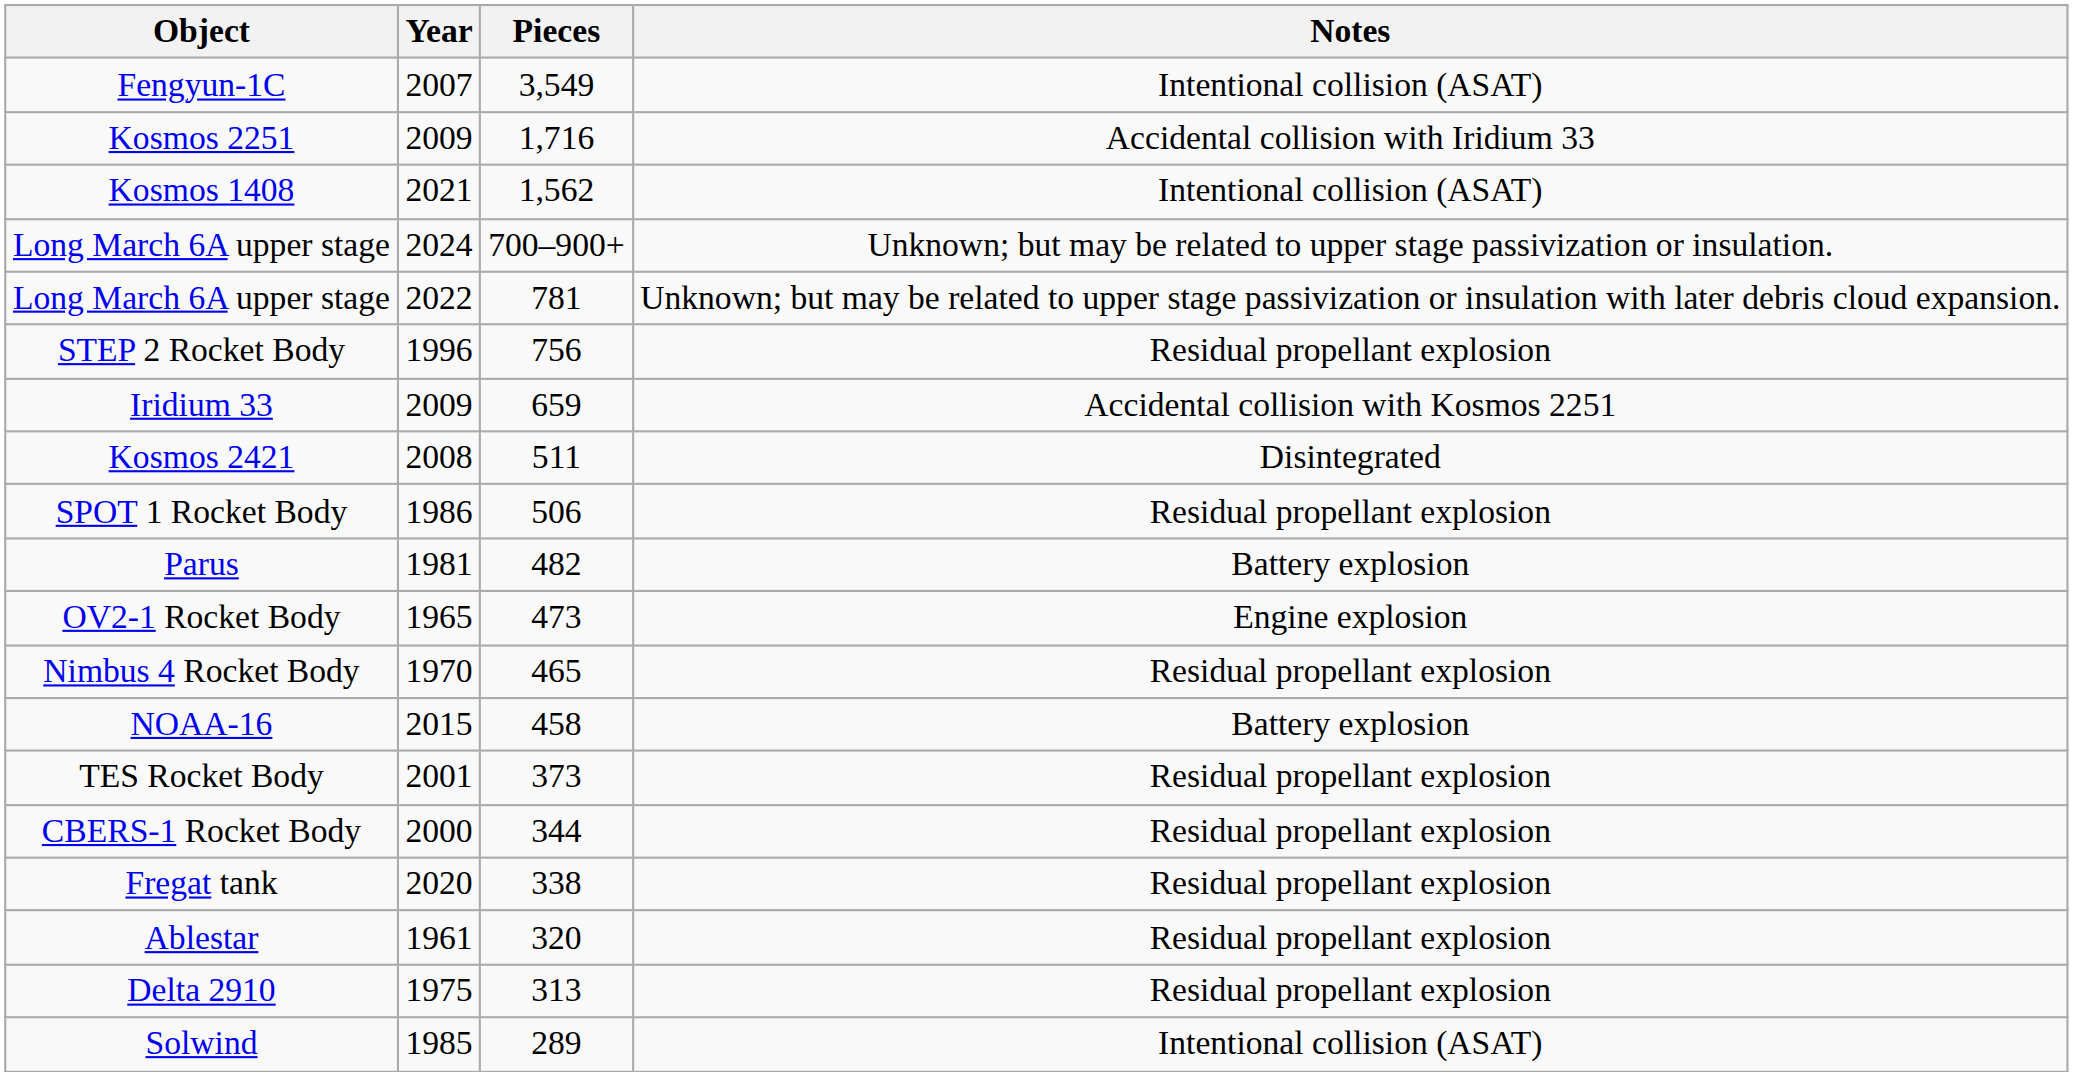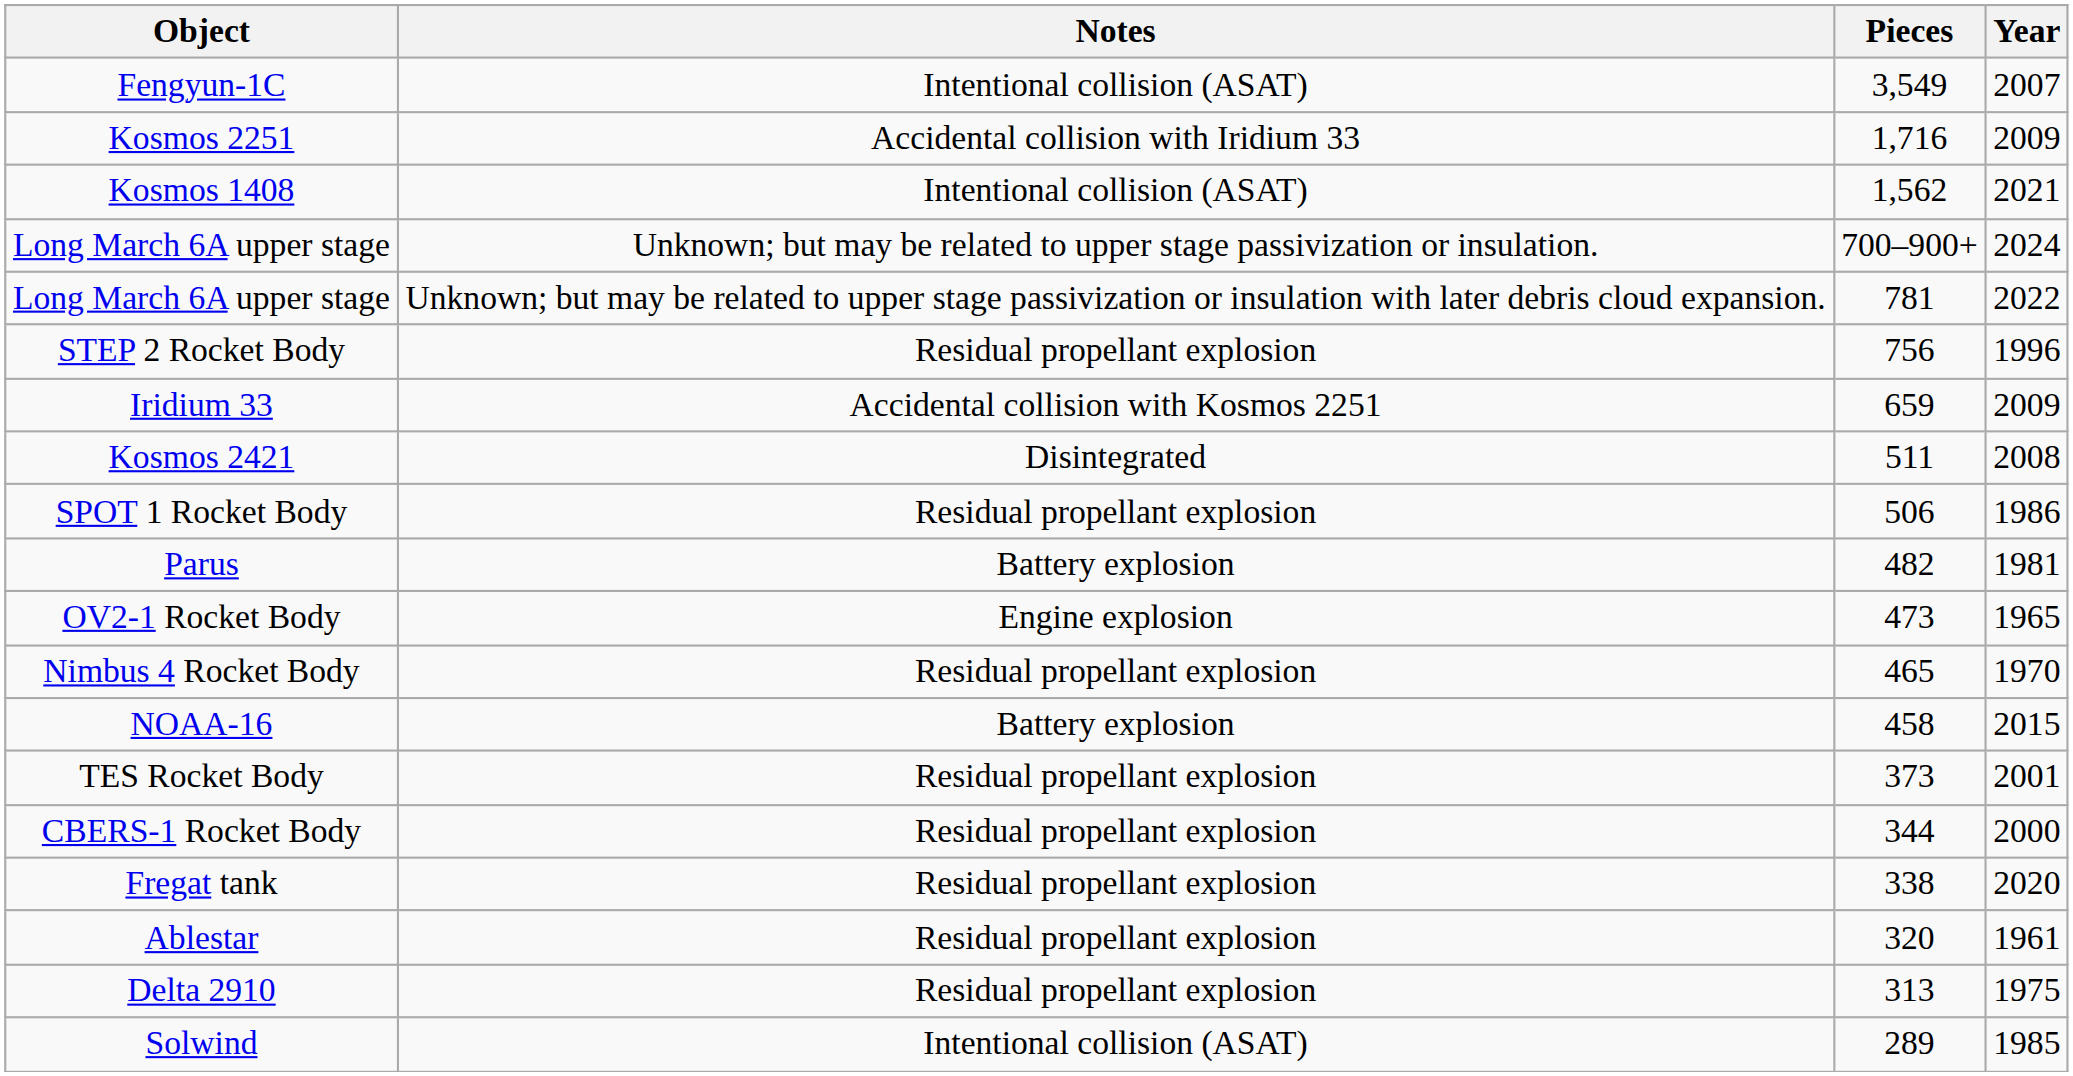columns swapped: (439, 31) <-> (1350, 31)
